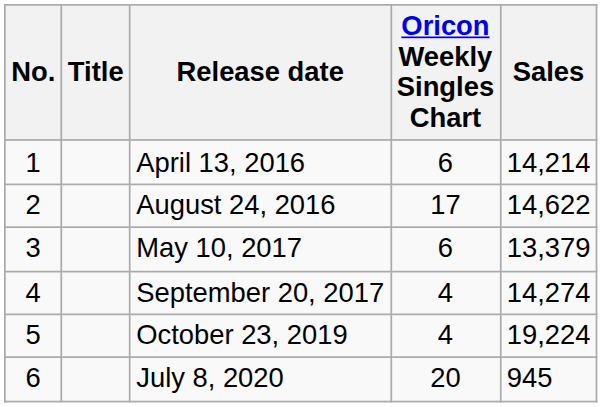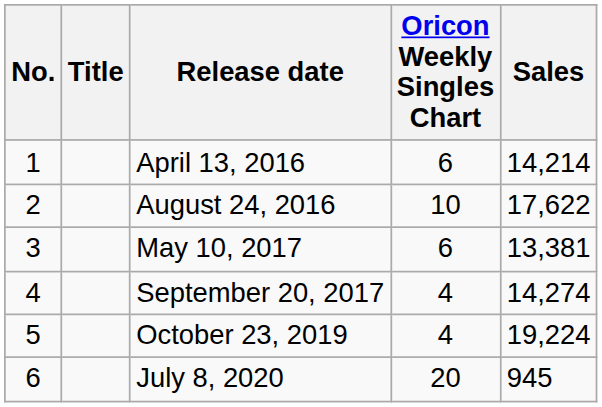(445, 205) 17 -> (445, 205) 10
(549, 205) 14,622 -> (549, 205) 17,622
(549, 248) 13,379 -> (549, 248) 13,381
